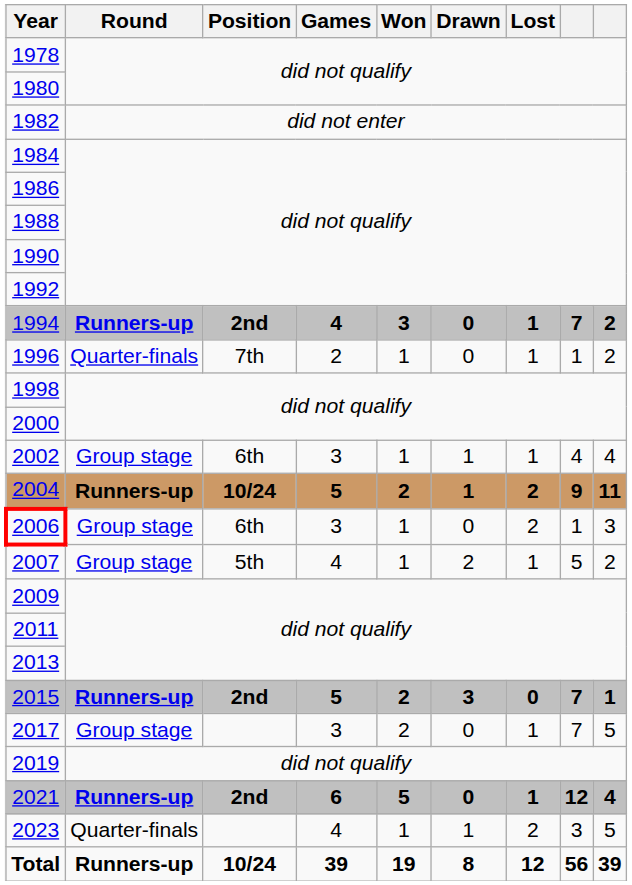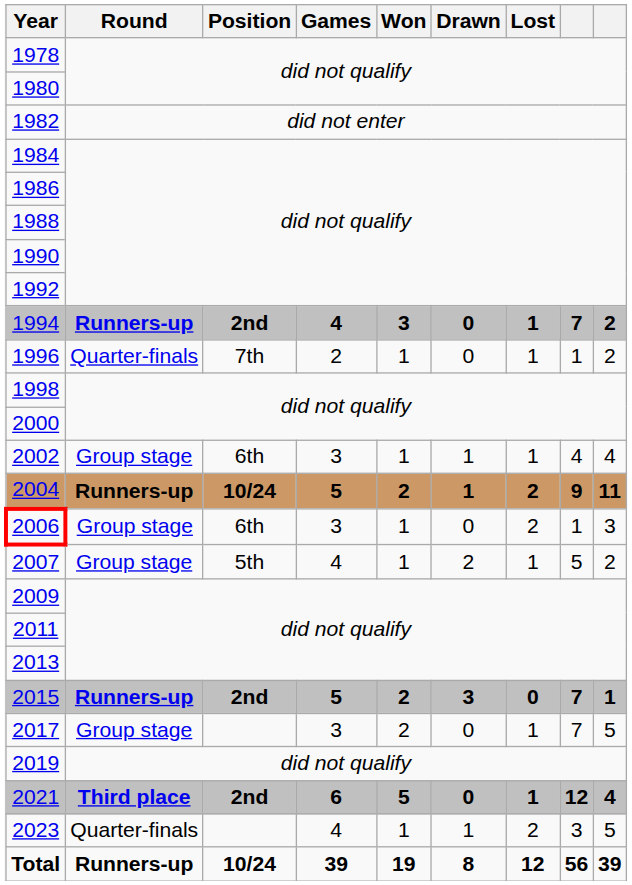(134, 796) Runners-up -> (134, 796) Third place
